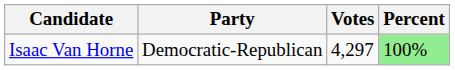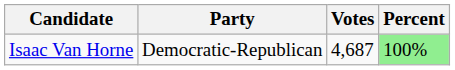(352, 49) 4,297 -> (352, 49) 4,687
